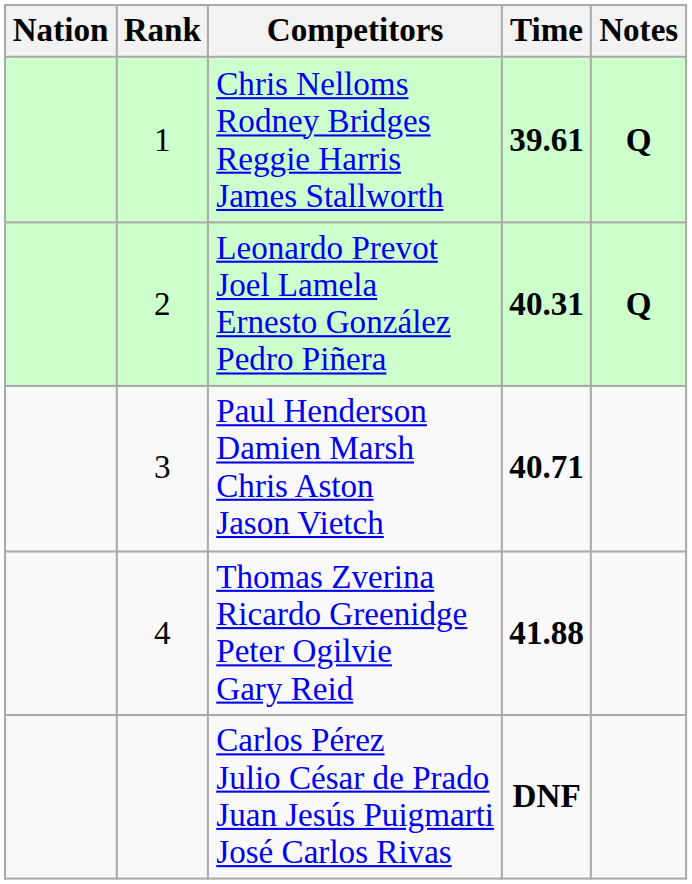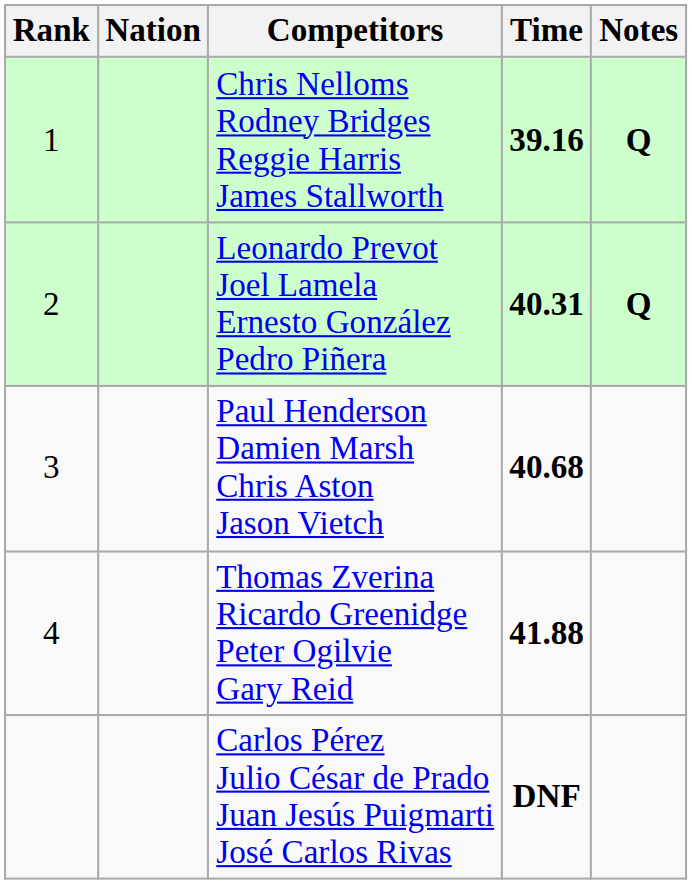columns swapped: (162, 30) <-> (61, 30)
(547, 139) 39.61 -> (547, 139) 39.16
(547, 467) 40.71 -> (547, 467) 40.68
